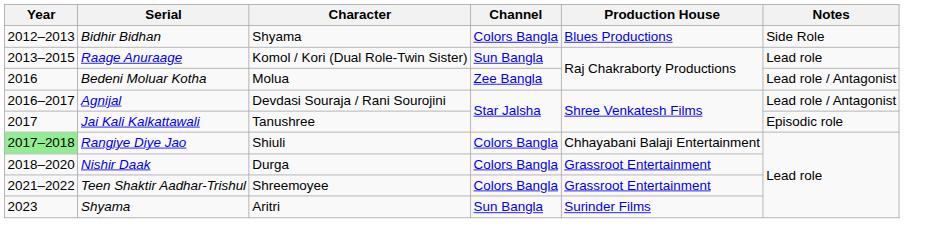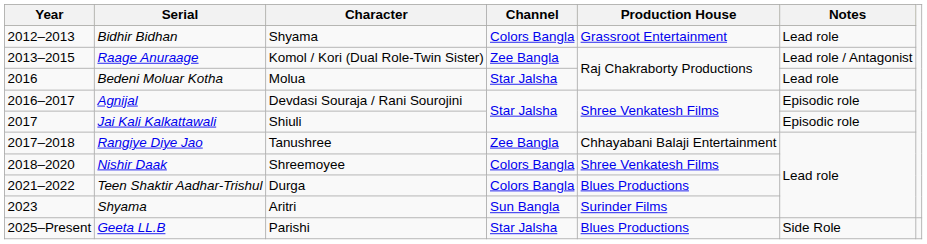(618, 36) Blues Productions -> (654, 36) Grassroot Entertainment
(795, 36) Side Role -> (811, 36) Lead role
(508, 57) Sun Bangla -> (524, 57) Zee Bangla
(794, 57) Lead role -> (848, 57) Lead role / Antagonist
(508, 79) Zee Bangla -> (524, 79) Star Jalsha
(831, 79) Lead role / Antagonist -> (811, 79) Lead role
(831, 100) Lead role / Antagonist -> (821, 100) Episodic role
(284, 121) Tanushree -> (285, 121) Shiuli
(41, 143) lightgreen background -> (41, 143) no background
(269, 143) Shiuli -> (300, 143) Tanushree
(516, 143) Colors Bangla -> (524, 143) Zee Bangla
(271, 164) Durga -> (307, 164) Shreemoyee
(637, 164) Grassroot Entertainment -> (650, 164) Shree Venkatesh Films
(290, 185) Shreemoyee -> (287, 185) Durga
(637, 185) Grassroot Entertainment -> (635, 185) Blues Productions
+ row: (131, 228)
